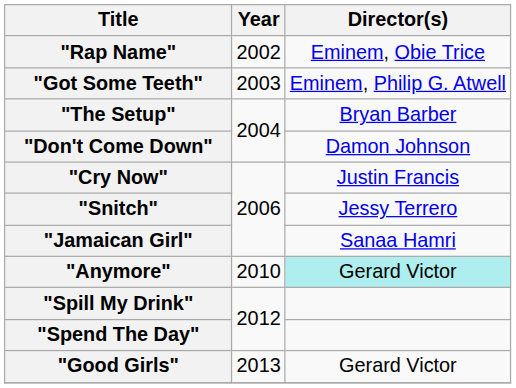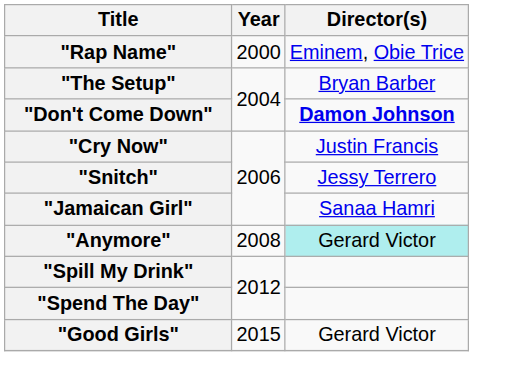(259, 51) 2002 -> (259, 51) 2000
- row: (118, 83)
(398, 146) normal -> (377, 114) bold
(259, 271) 2010 -> (259, 240) 2008
(259, 366) 2013 -> (259, 334) 2015
